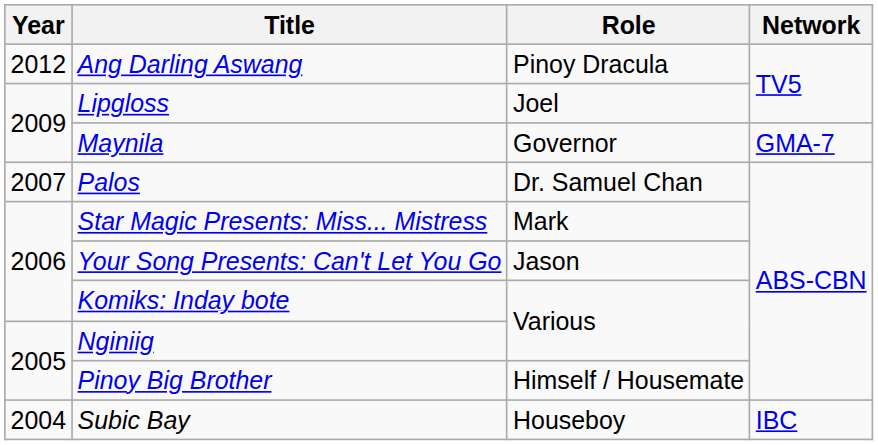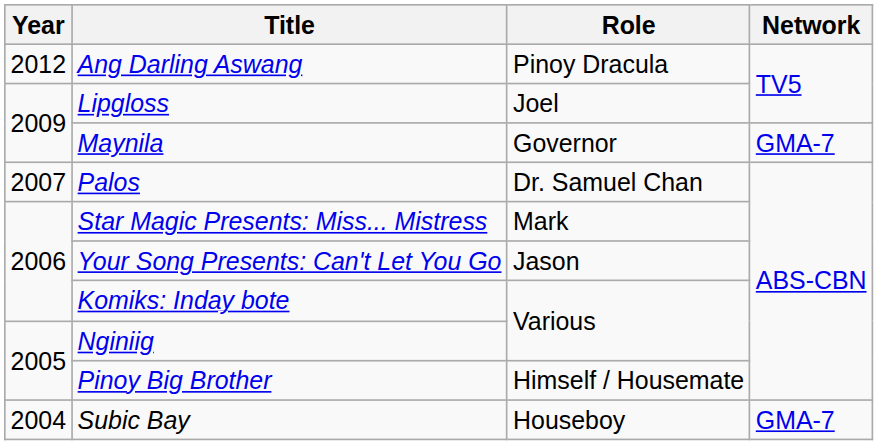(777, 419) IBC -> (795, 419) GMA-7
